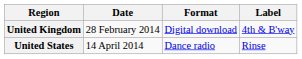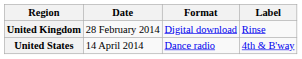(268, 29) 4th & B'way -> (254, 29) Rinse
(254, 45) Rinse -> (268, 45) 4th & B'way
